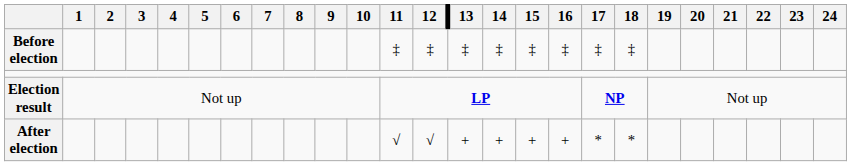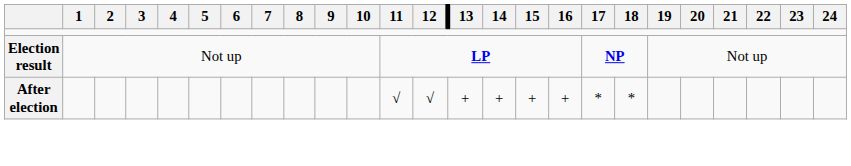- row: (34, 49)
